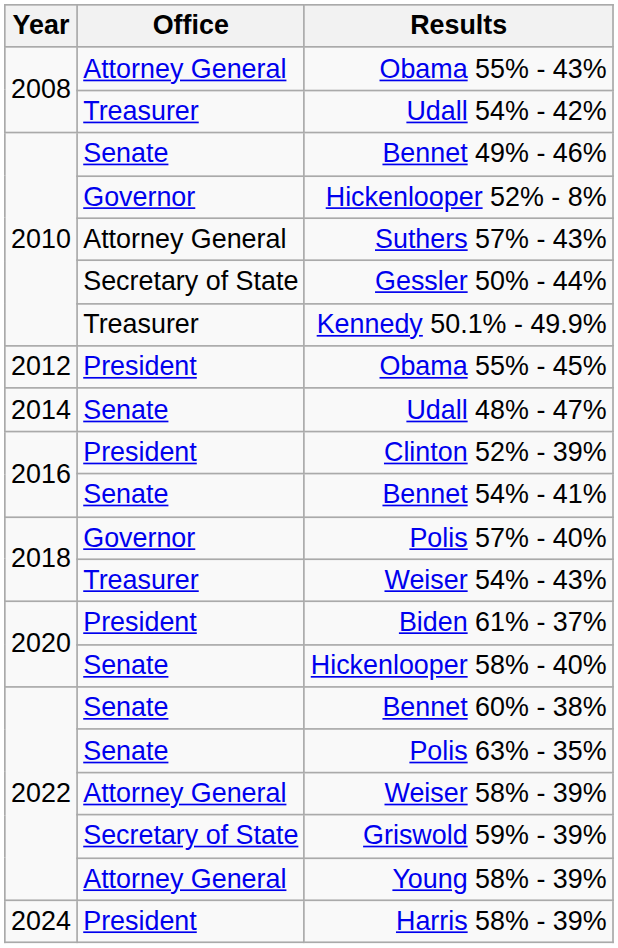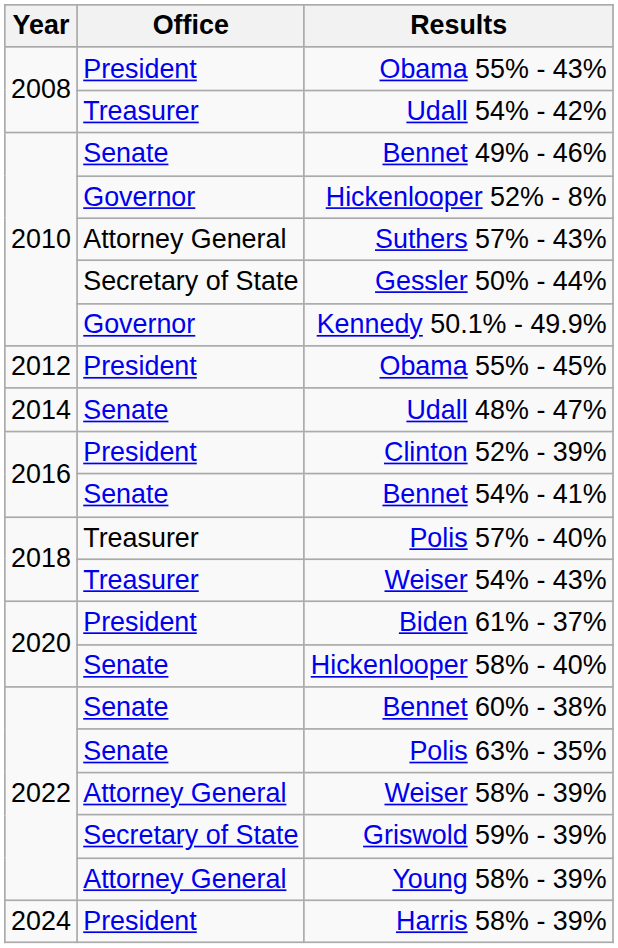(185, 68) Attorney General -> (140, 68) President
(141, 324) Treasurer -> (139, 324) Governor
(139, 537) Governor -> (141, 537) Treasurer
